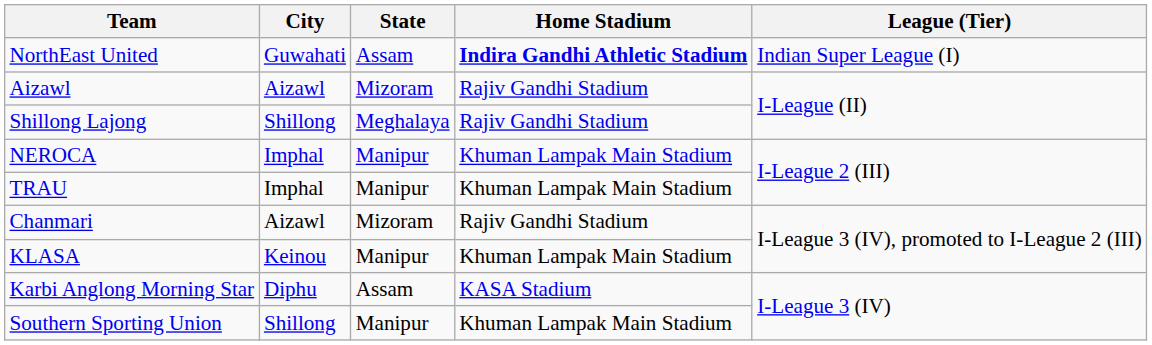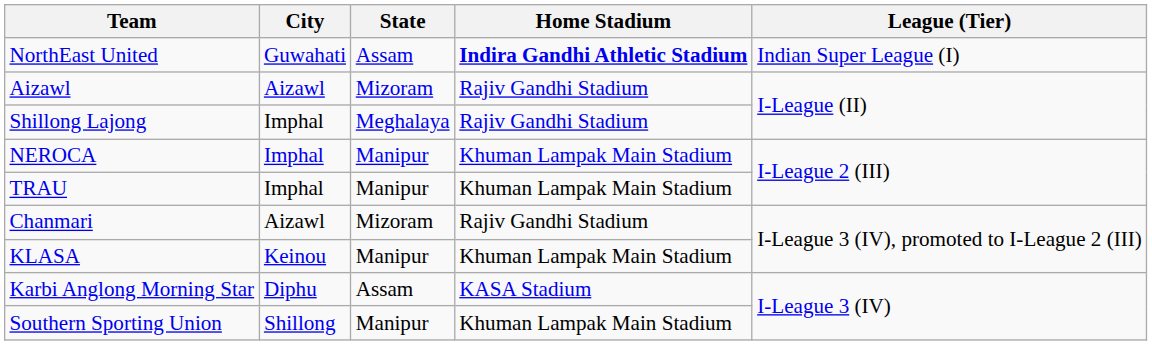(300, 121) Shillong -> (294, 121) Imphal
